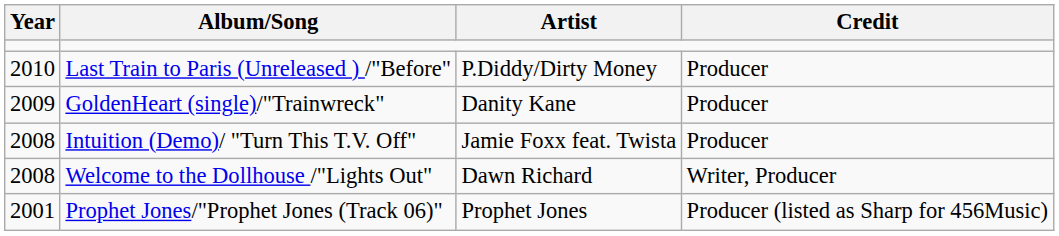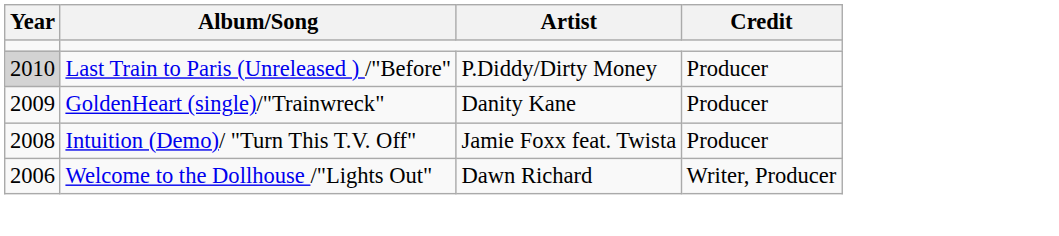(32, 68) no background -> (32, 68) lightgrey background
(32, 175) 2008 -> (32, 175) 2006
- row: (254, 211)
